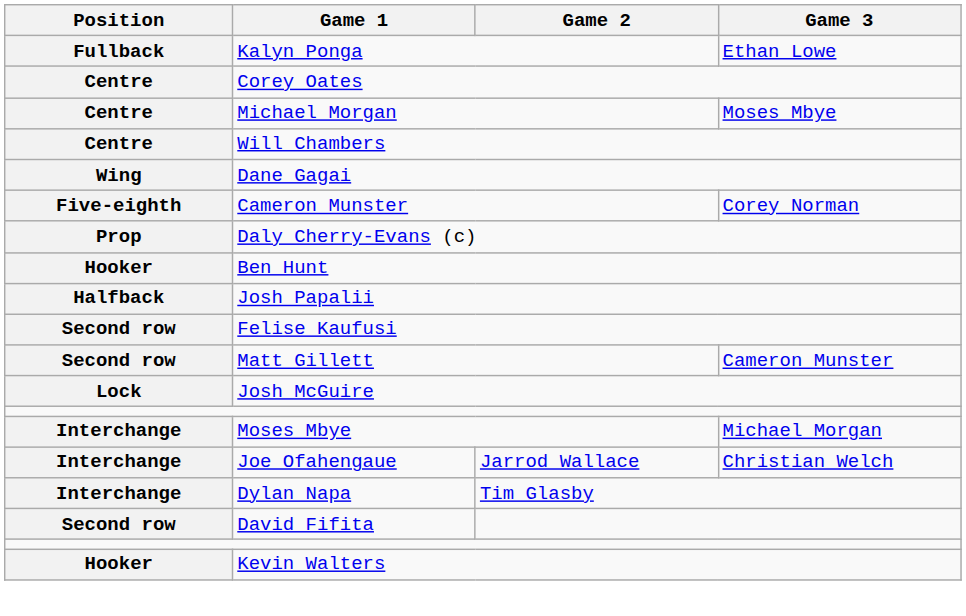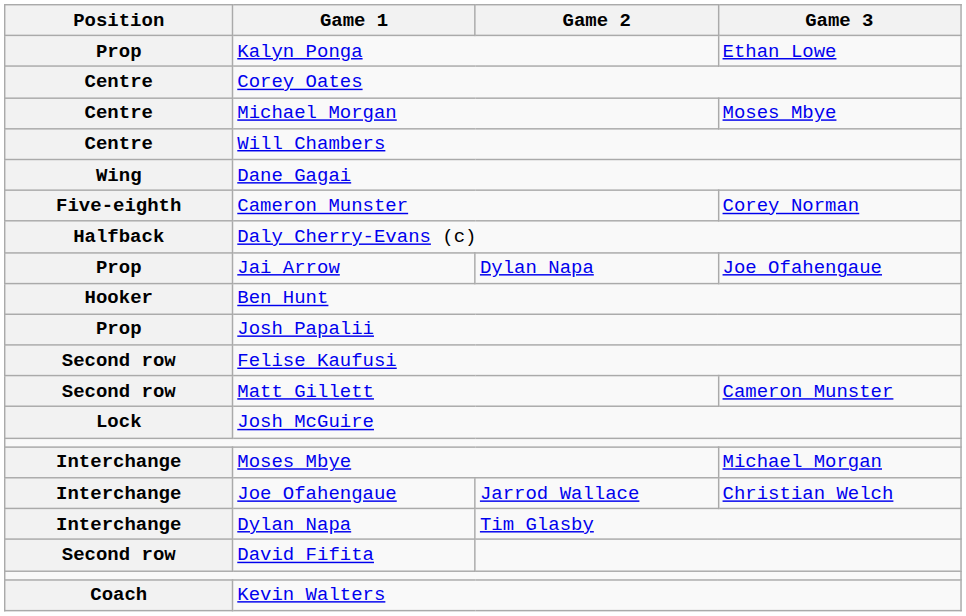(119, 51) Fullback -> (119, 51) Prop
(119, 237) Prop -> (119, 237) Halfback
+ row: (289, 268)
(119, 299) Halfback -> (119, 330) Prop
(119, 564) Hooker -> (119, 595) Coach
